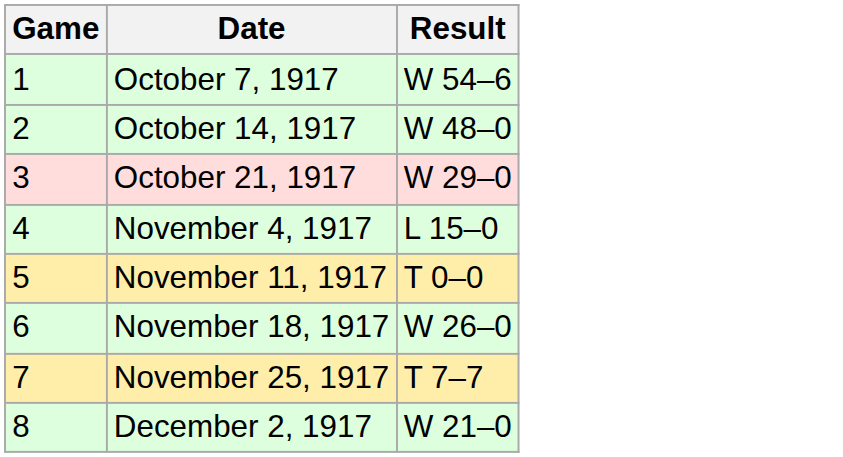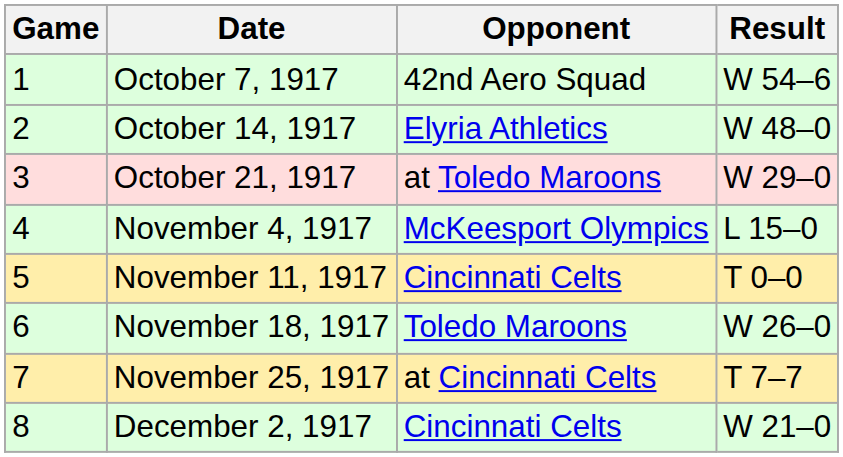+ column: (556, 29)
